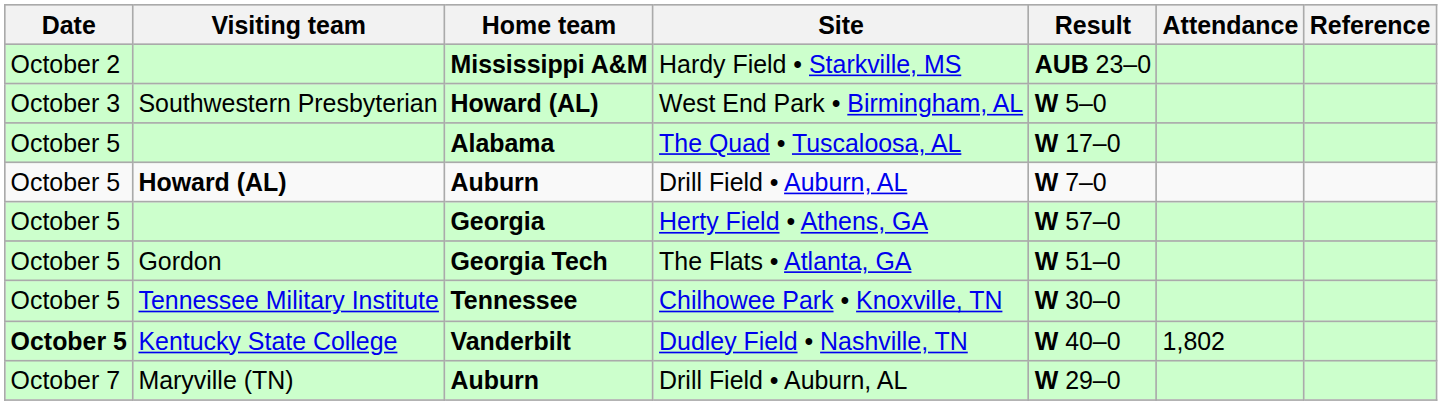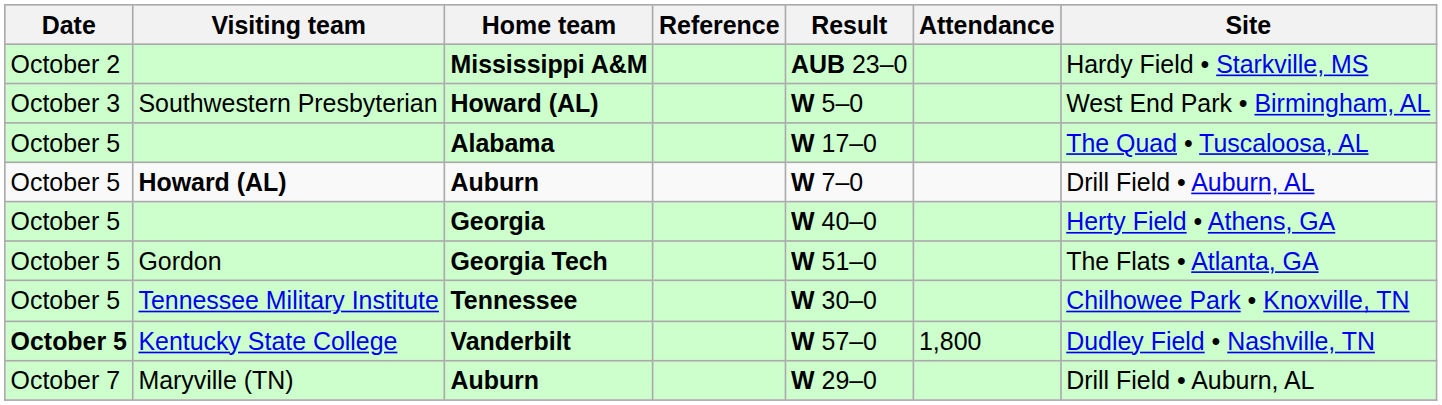columns swapped: (841, 25) <-> (1370, 25)
(1078, 222) W 57–0 -> (834, 222) W 40–0
(1078, 340) W 40–0 -> (834, 340) W 57–0
(1194, 340) 1,802 -> (950, 340) 1,800
